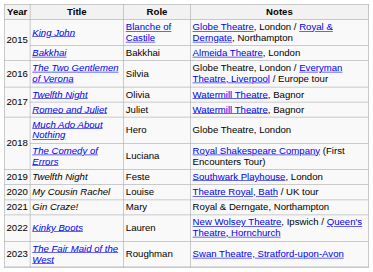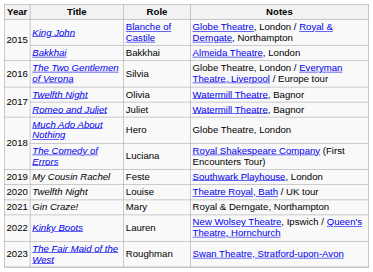(60, 177) Twelfth Night -> (71, 177) My Cousin Rachel
(71, 192) My Cousin Rachel -> (60, 192) Twelfth Night
